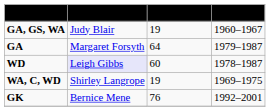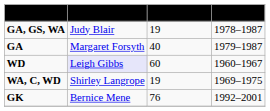(238, 30) 1960–1967 -> (238, 30) 1978–1987
(155, 47) 64 -> (155, 47) 40
(238, 64) 1978–1987 -> (238, 64) 1960–1967
